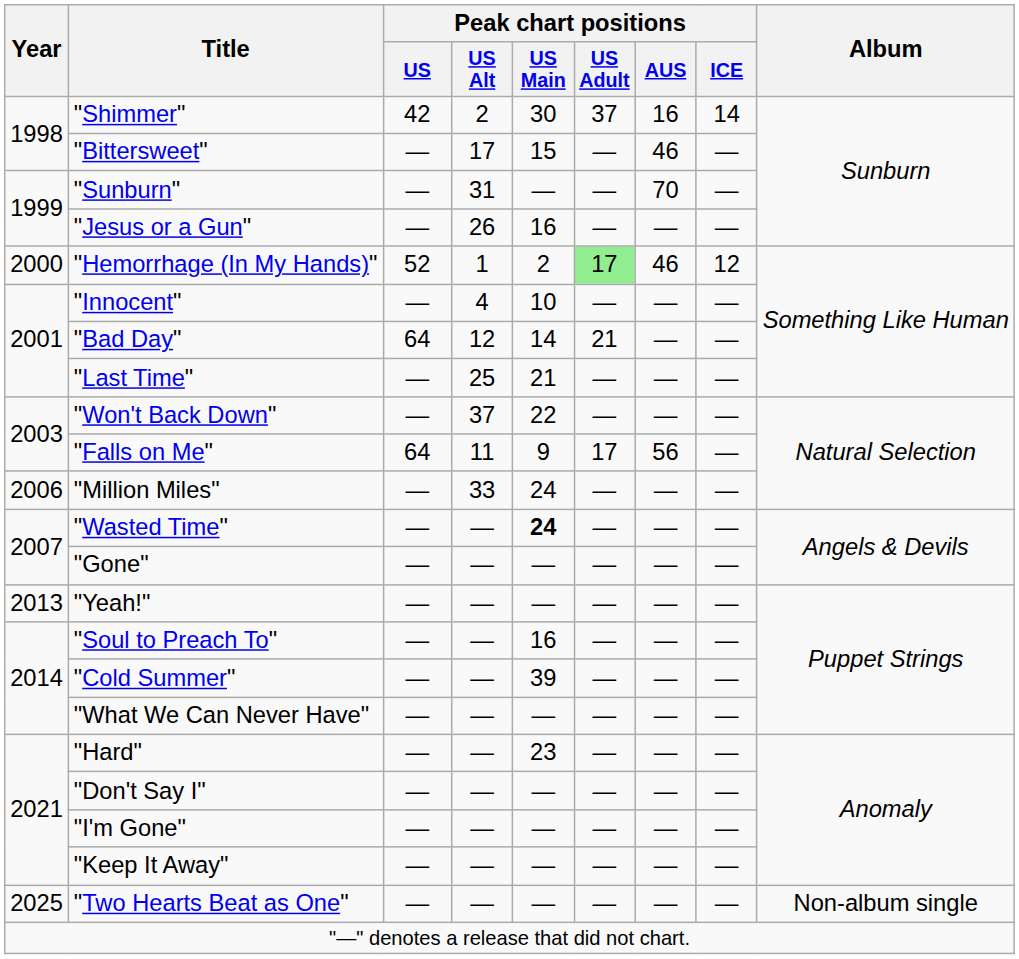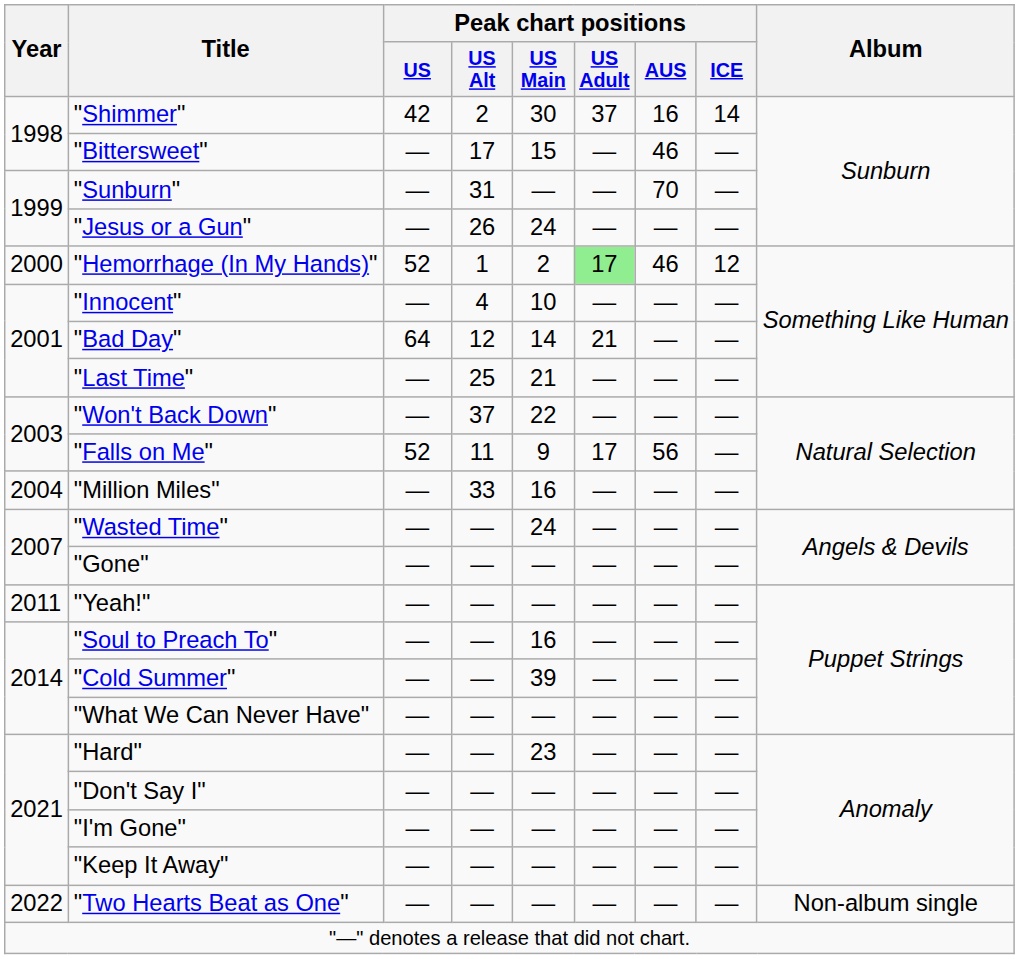(543, 227) 16 -> (543, 227) 24
(417, 452) 64 -> (417, 452) 52
(37, 490) 2006 -> (37, 490) 2004
(543, 490) 24 -> (543, 490) 16
(543, 527) bold -> (543, 527) normal
(37, 602) 2013 -> (36, 602) 2011
(37, 903) 2025 -> (37, 903) 2022
